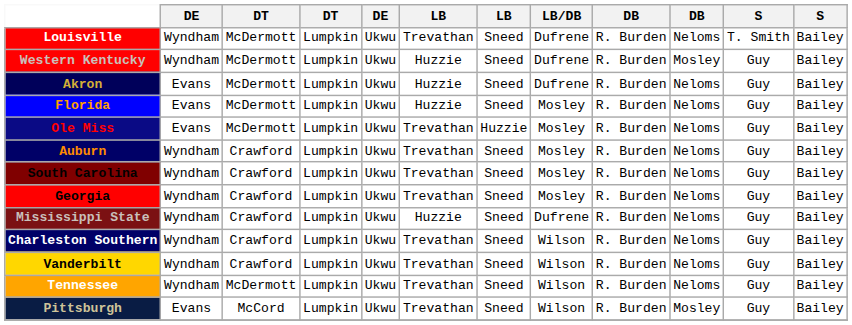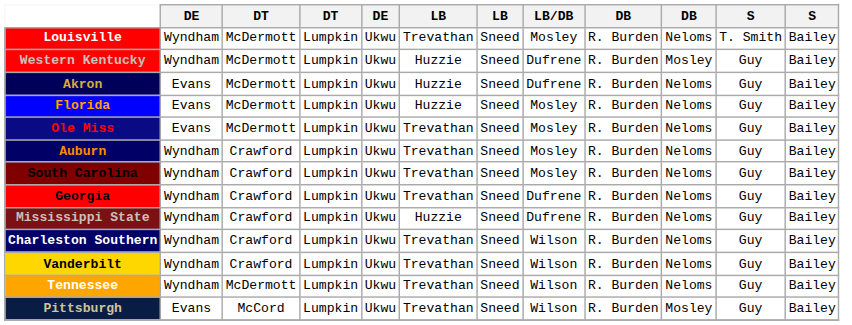(562, 39) Dufrene -> (554, 39) Mosley
(504, 129) Huzzie -> (500, 129) Sneed
(562, 196) Mosley -> (554, 196) Dufrene
